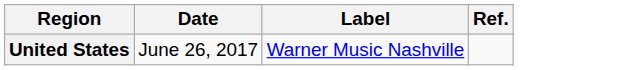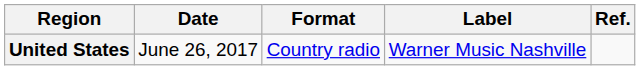+ column: (323, 19)
